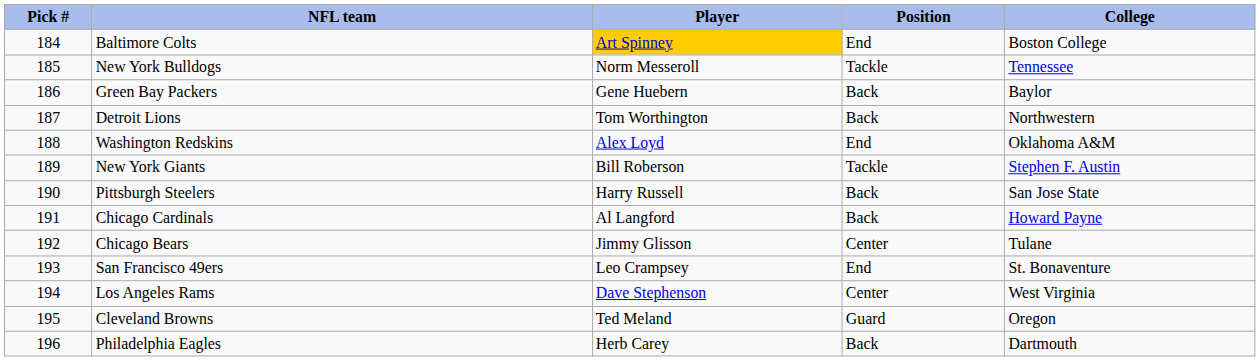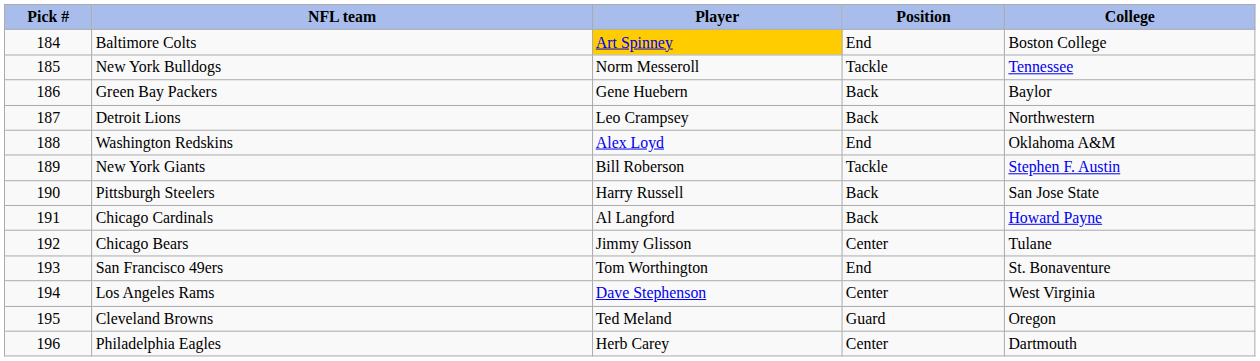(652, 117) Tom Worthington -> (642, 117) Leo Crampsey
(642, 268) Leo Crampsey -> (652, 268) Tom Worthington
(862, 343) Back -> (867, 343) Center
